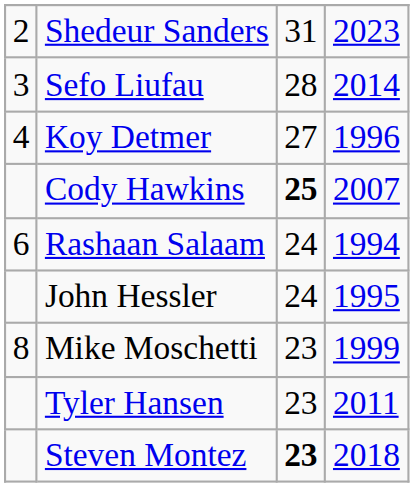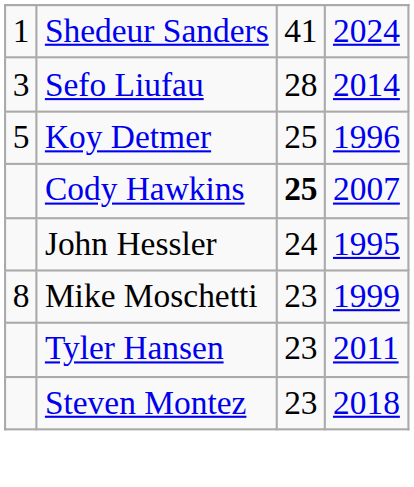+ row: (157, 31)
- row: (157, 31)
(21, 137) 4 -> (21, 137) 5
(301, 137) 27 -> (301, 137) 25
- row: (155, 243)
(301, 455) bold -> (301, 402) normal
